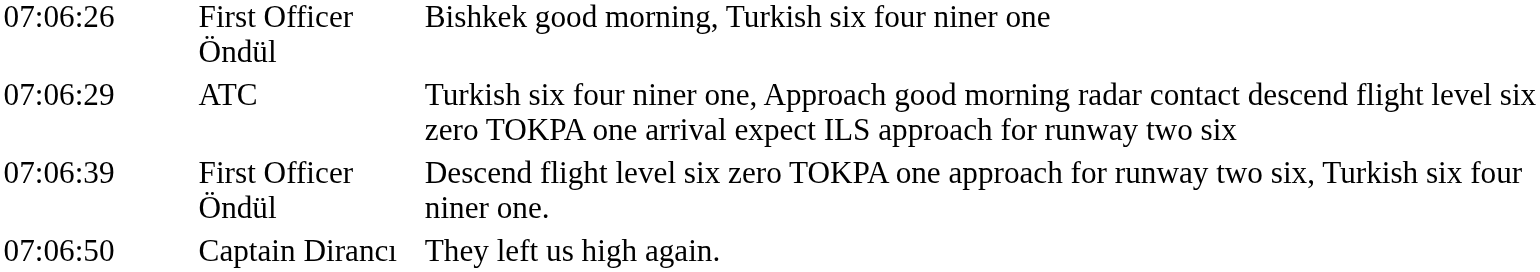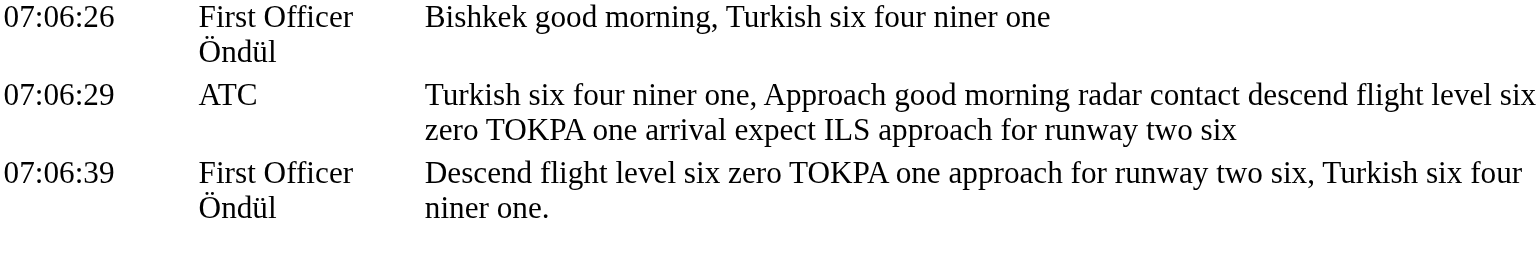- row: (573, 250)
